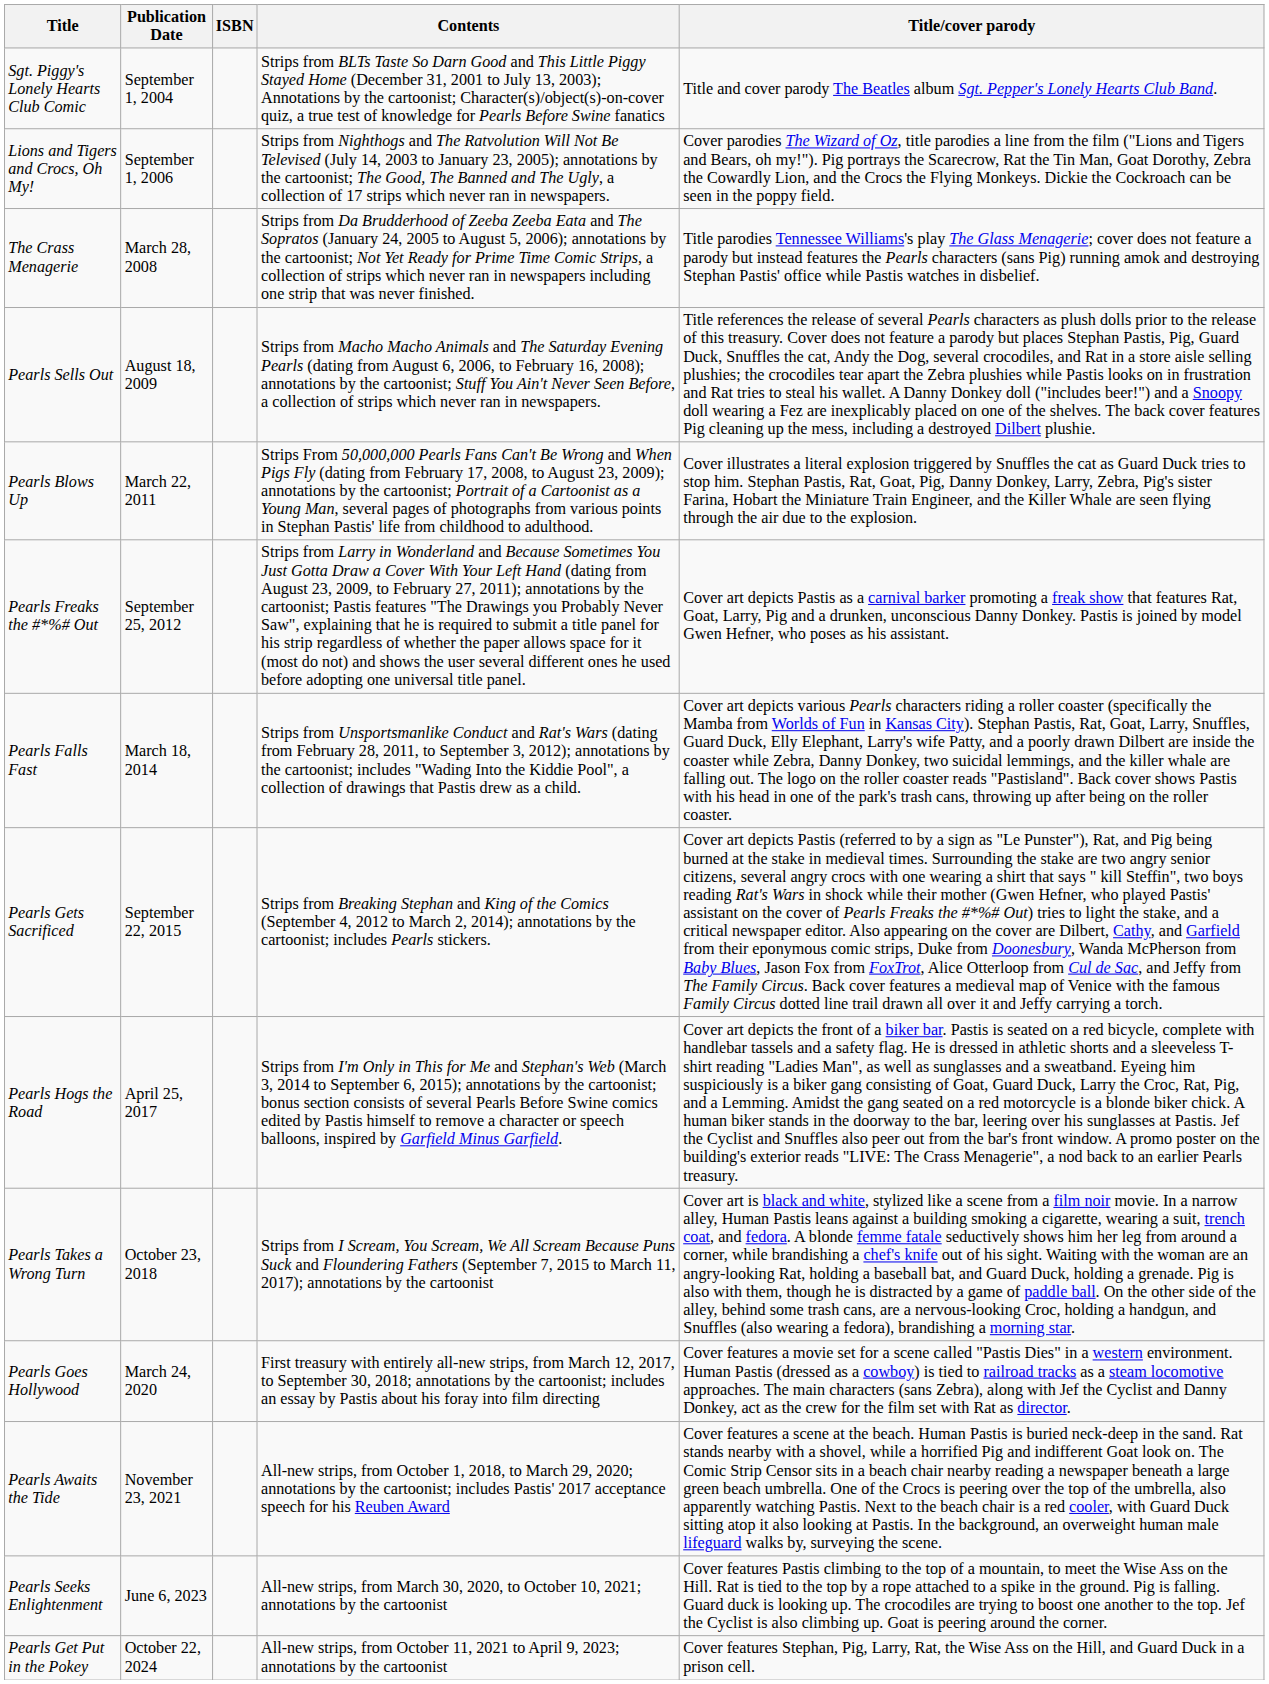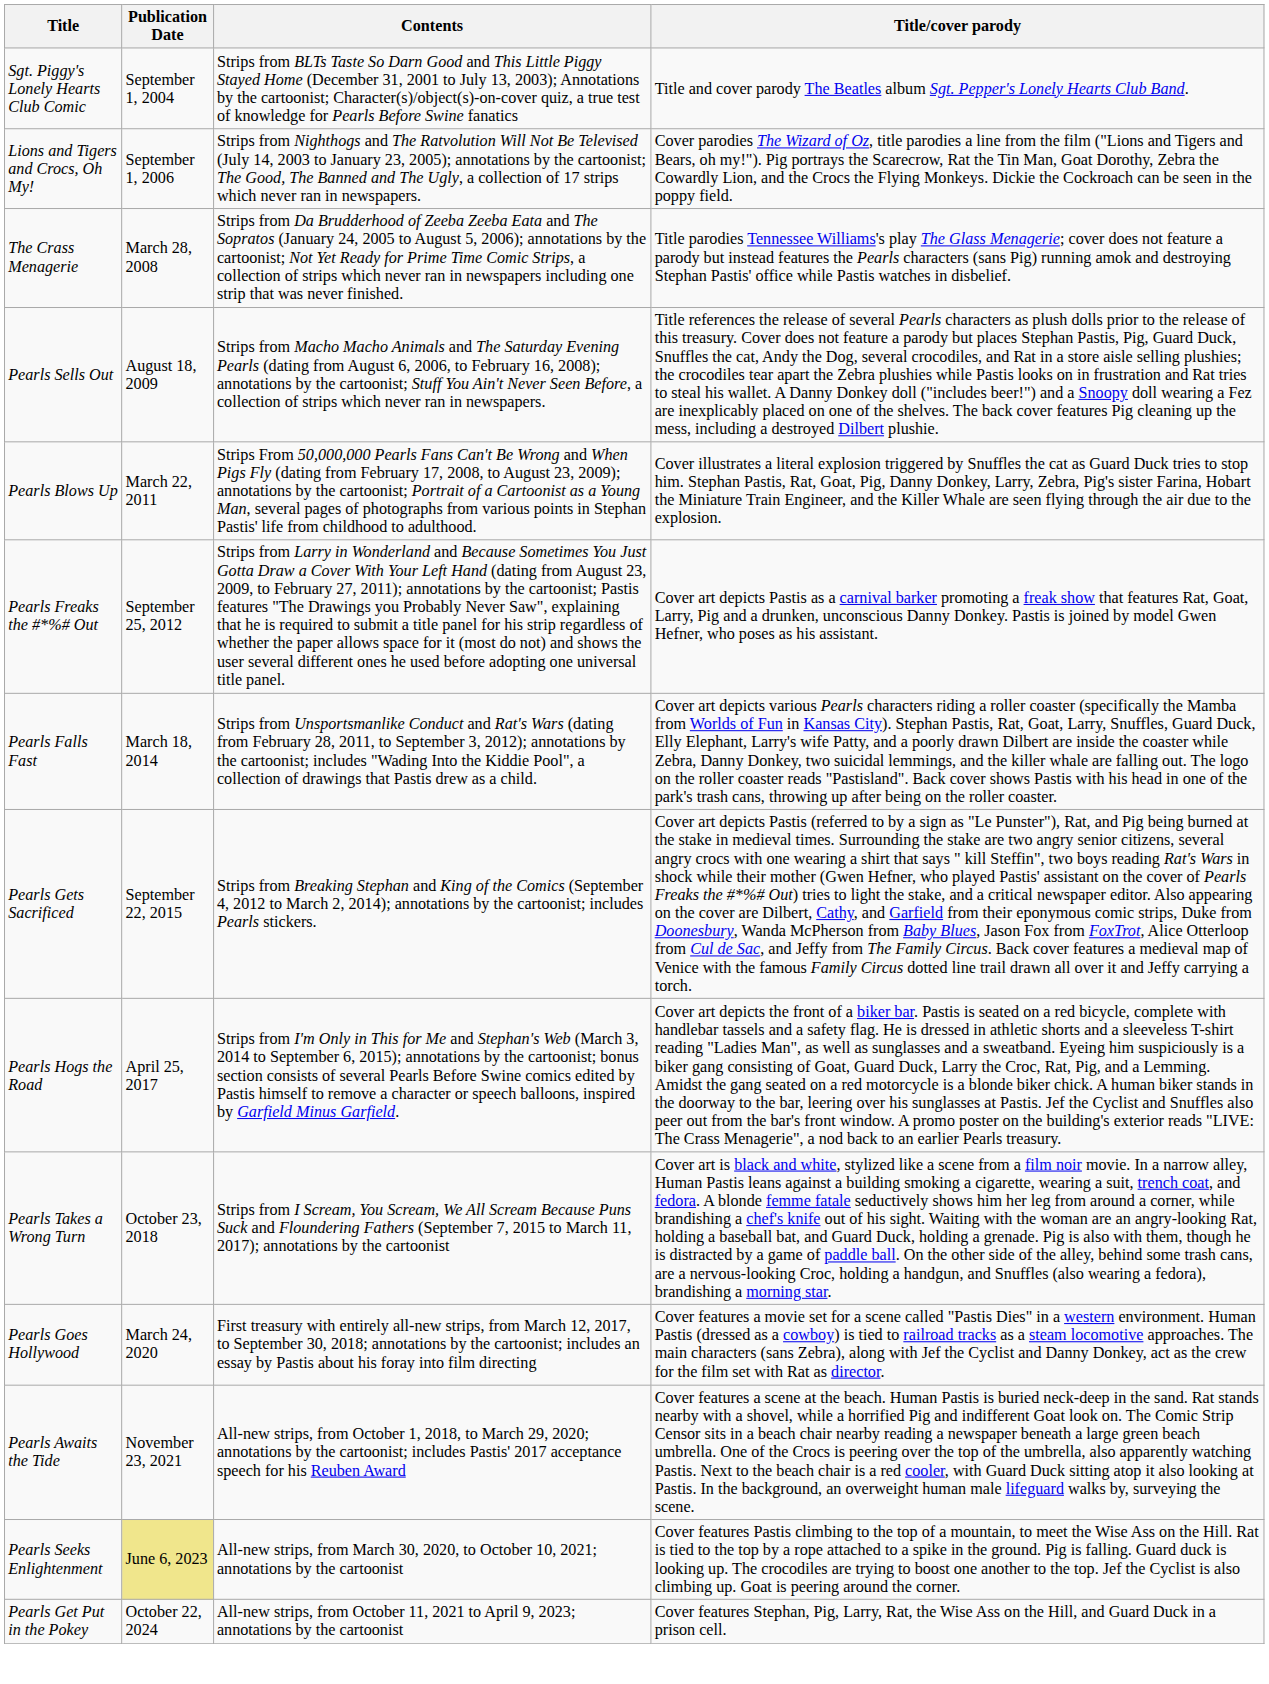- column: (235, 26)
(166, 1595) no background -> (167, 1559) khaki background
